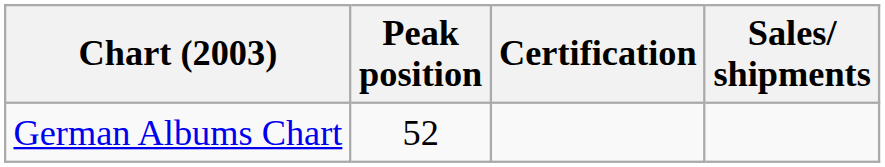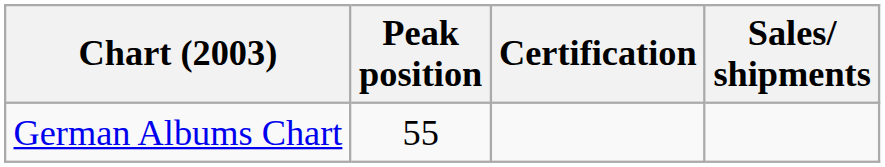(421, 131) 52 -> (421, 131) 55
